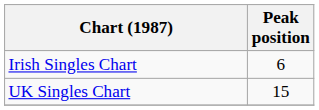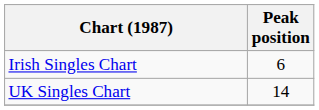(281, 91) 15 -> (281, 91) 14
